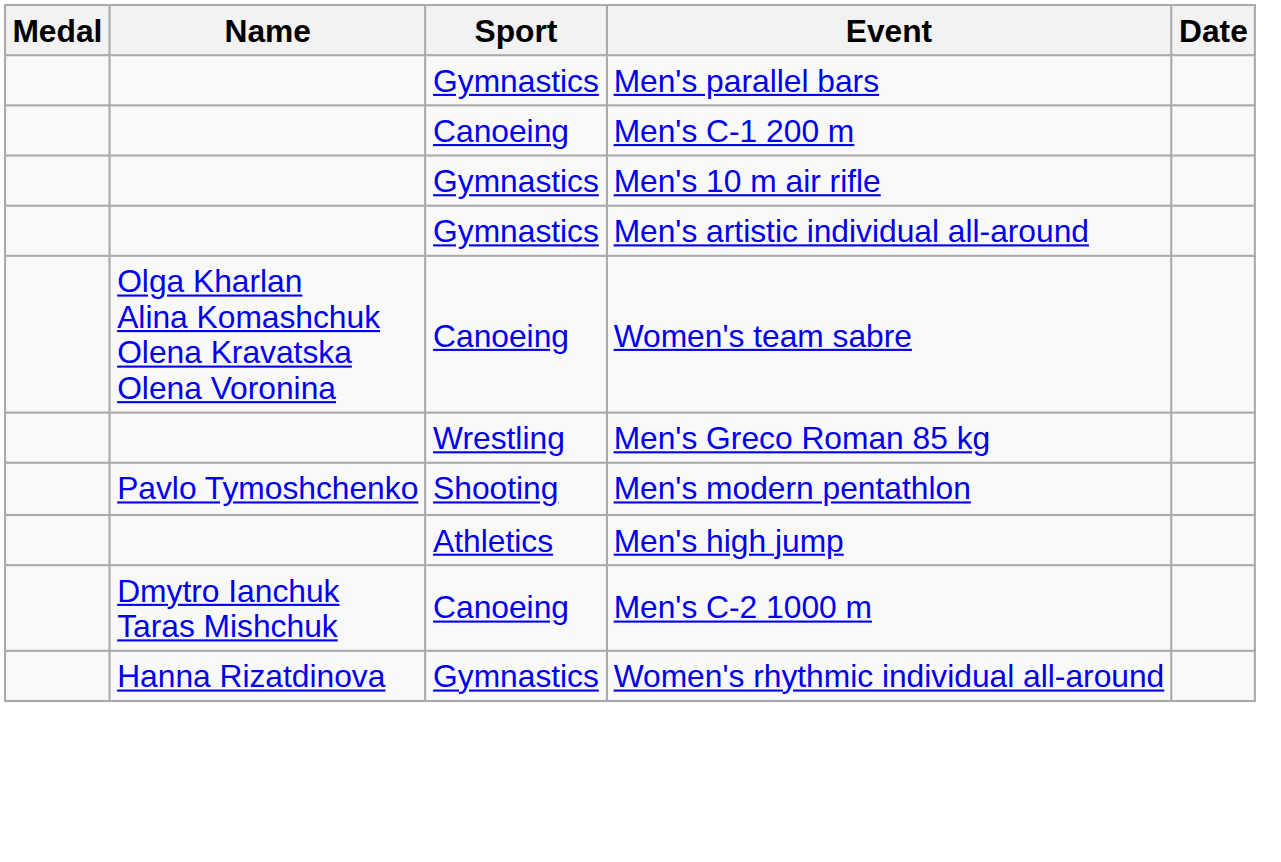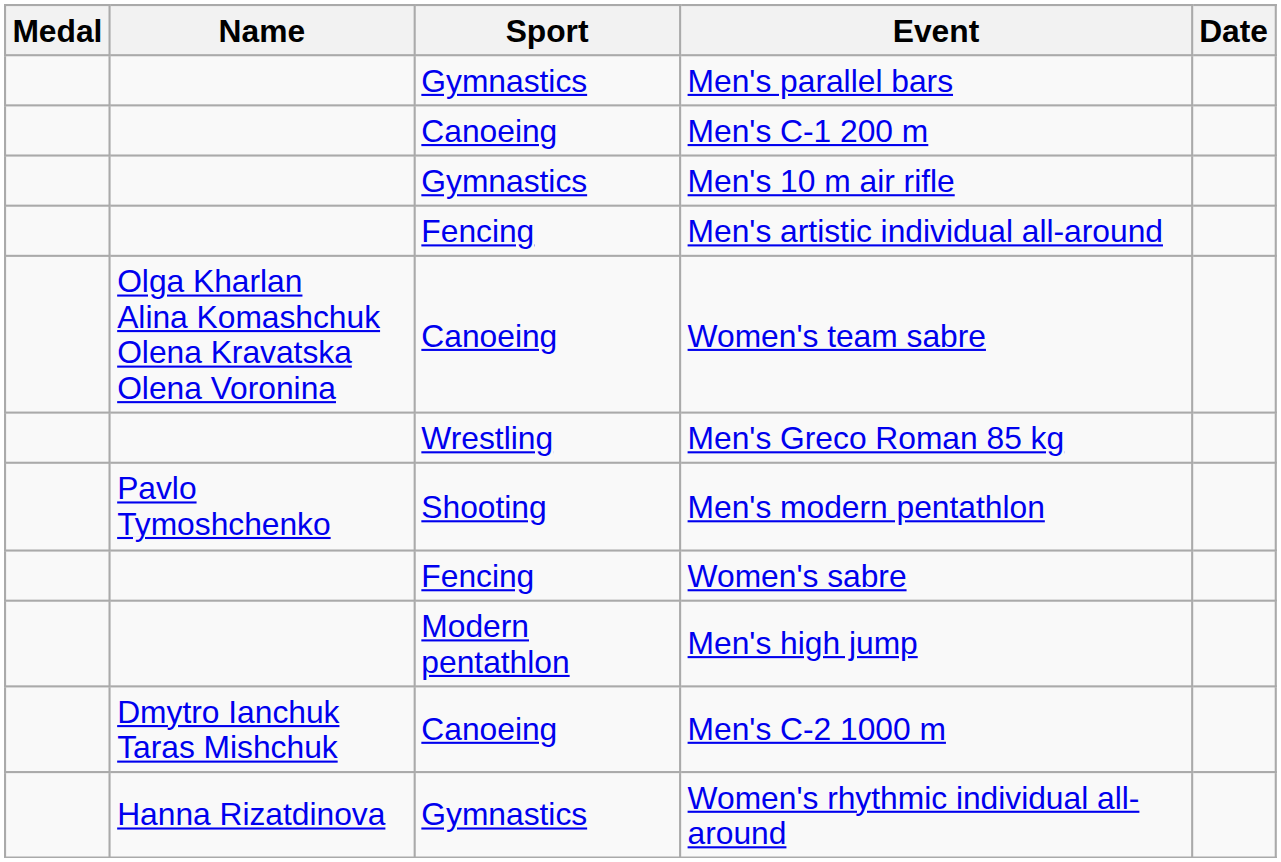(516, 232) Gymnastics -> (478, 232) Fencing
+ row: (797, 575)
(493, 539) Athletics -> (495, 643) Modern pentathlon
